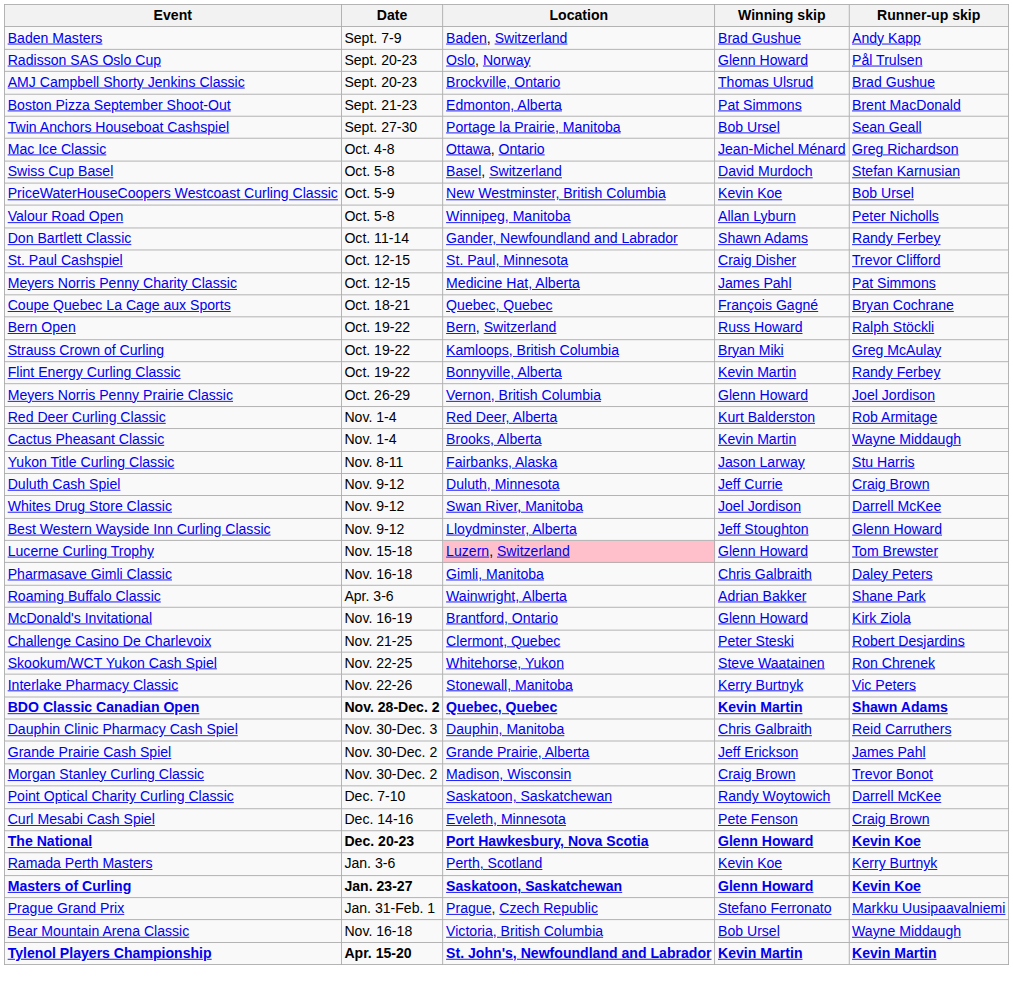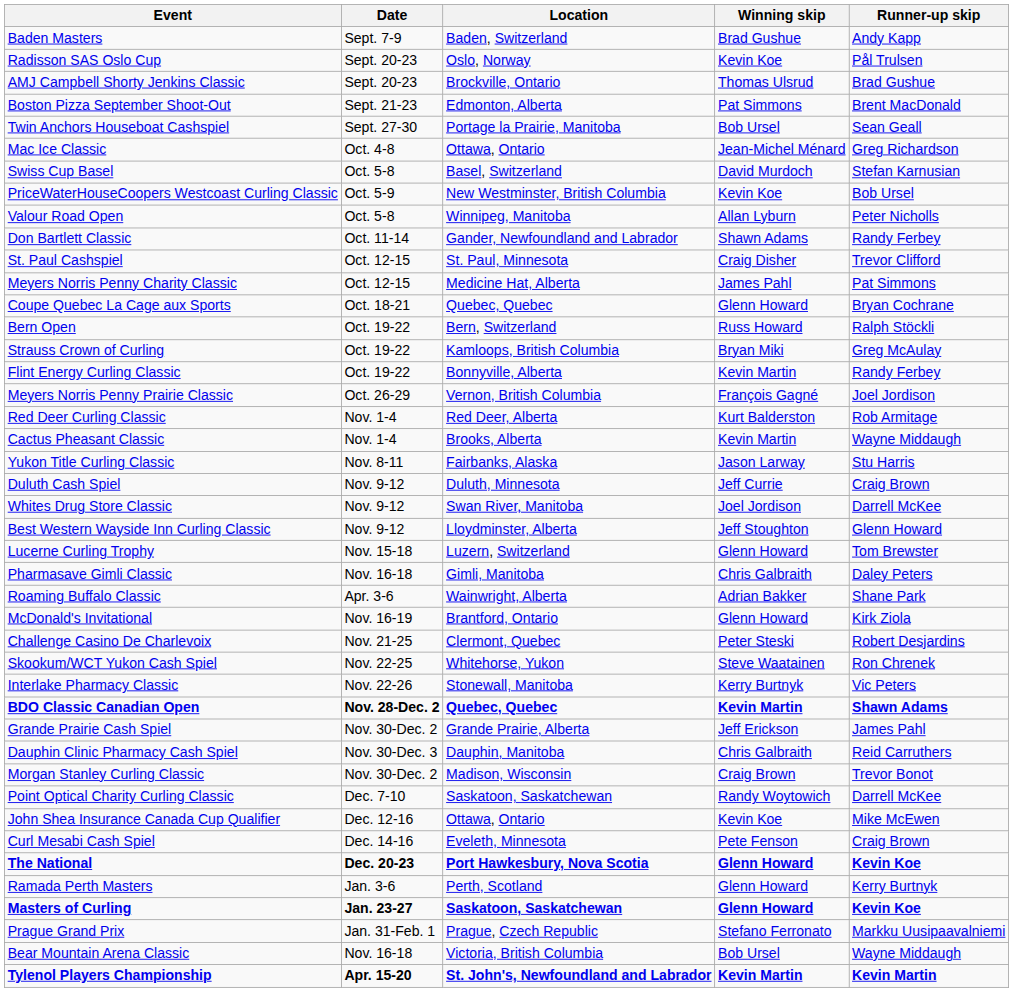(763, 60) Glenn Howard -> (750, 60) Kevin Koe
(768, 305) François Gagné -> (763, 305) Glenn Howard
(763, 395) Glenn Howard -> (768, 395) François Gagné
(508, 551) pink background -> (508, 551) no background
rows swapped: (89, 752) <-> (123, 730)
+ row: (144, 819)
(750, 864) Kevin Koe -> (763, 886) Glenn Howard
